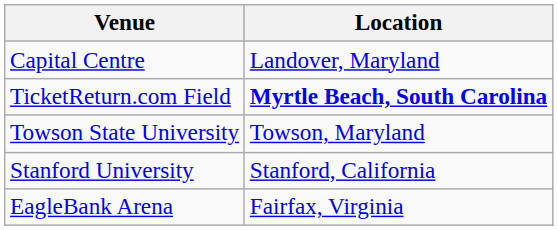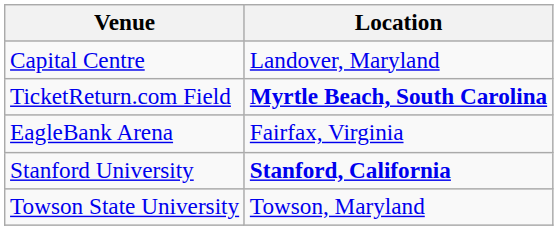rows swapped: (92, 206) <-> (125, 133)
(343, 170) normal -> (350, 170) bold
